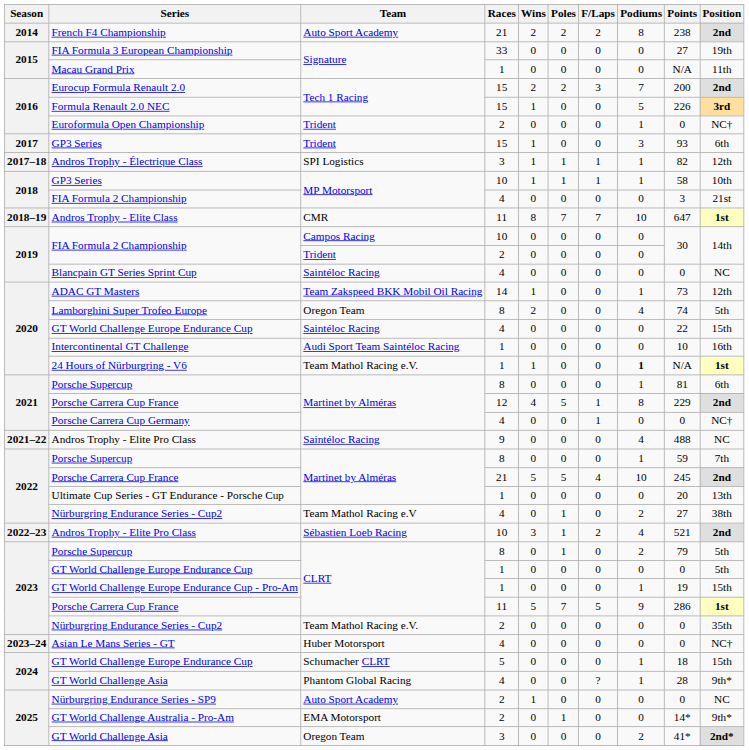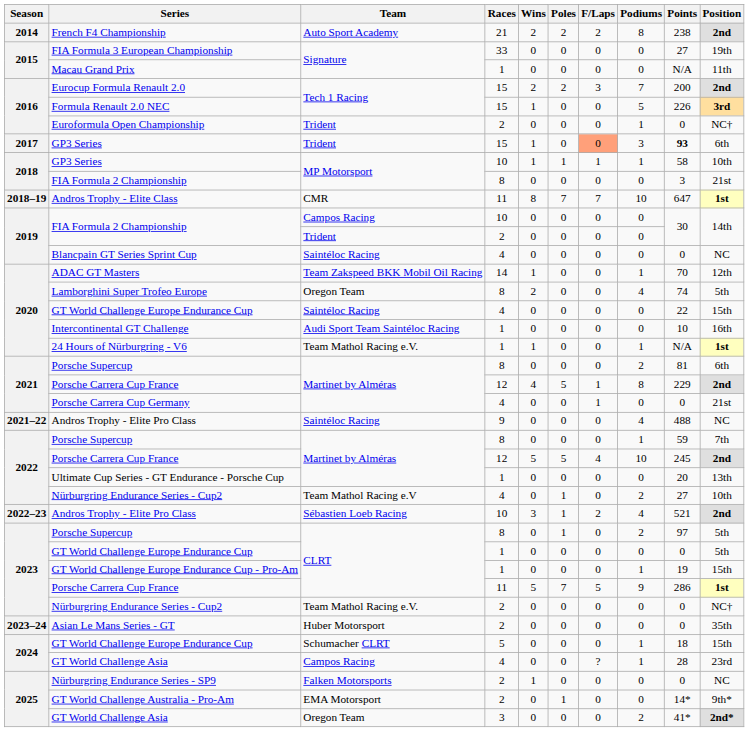(598, 143) no background -> (598, 143) lightsalmon background
(682, 143) normal -> (682, 143) bold
- row: (27, 162)
(502, 199) 4 -> (502, 180) 8
(682, 292) 73 -> (682, 273) 70
(641, 366) bold -> (641, 347) normal
(641, 384) 1 -> (641, 366) 2
(722, 421) NC† -> (722, 403) 21st
(502, 477) 21 -> (502, 458) 12
(722, 514) 38th -> (722, 495) 10th
(682, 551) 79 -> (682, 532) 97
(722, 625) 35th -> (722, 606) NC†
(502, 644) 4 -> (502, 625) 2
(722, 644) NC† -> (722, 625) 35th
(357, 681) Phantom Global Racing -> (339, 662) Campos Racing
(722, 681) 9th* -> (722, 662) 23rd
(351, 699) Auto Sport Academy -> (347, 681) Falken Motorsports
